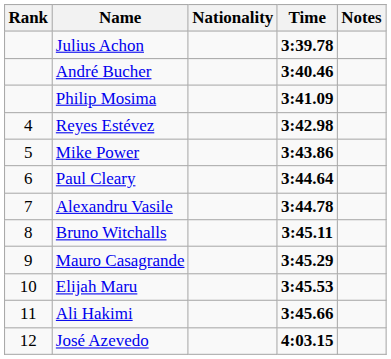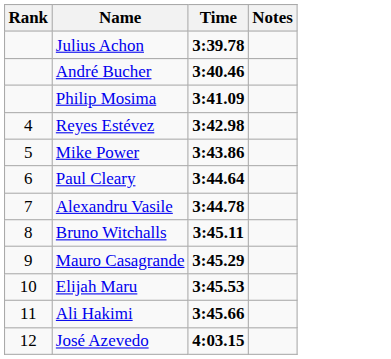- column: (233, 17)
